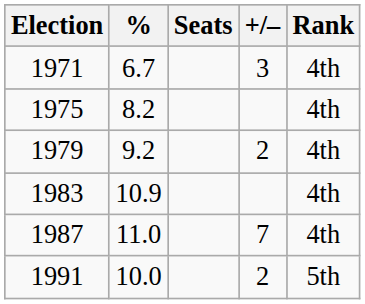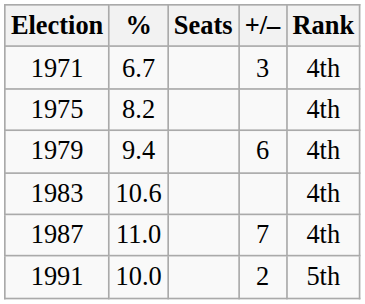(139, 151) 9.2 -> (139, 151) 9.4
(262, 151) 2 -> (262, 151) 6
(139, 192) 10.9 -> (139, 192) 10.6
